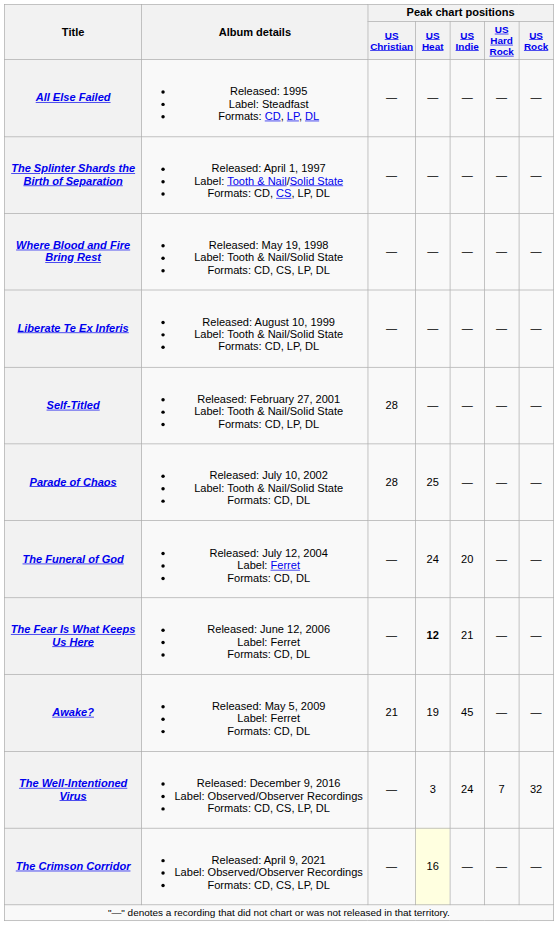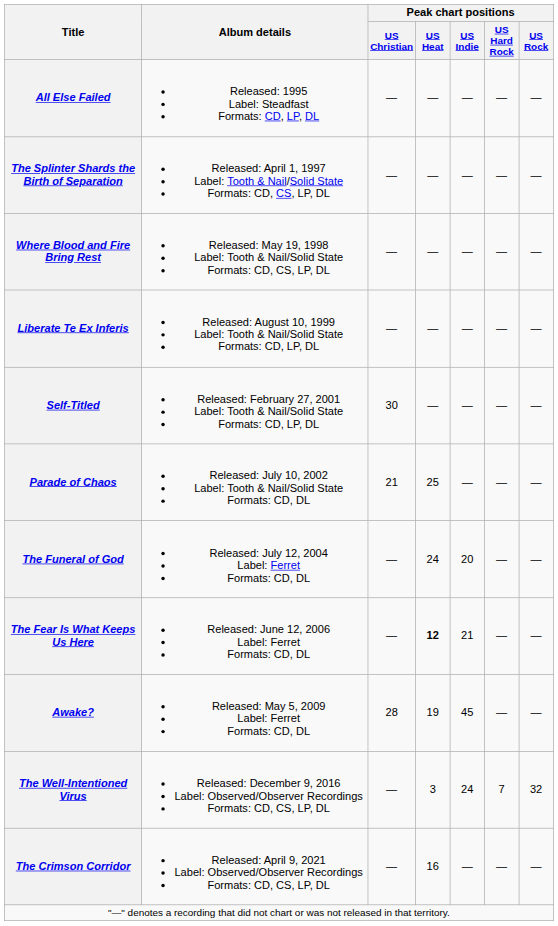(392, 405) 28 -> (392, 405) 30
(392, 482) 28 -> (392, 482) 21
(392, 713) 21 -> (392, 713) 28
(433, 866) lightyellow background -> (433, 866) no background
